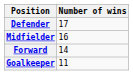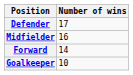(63, 63) 11 -> (63, 63) 10
